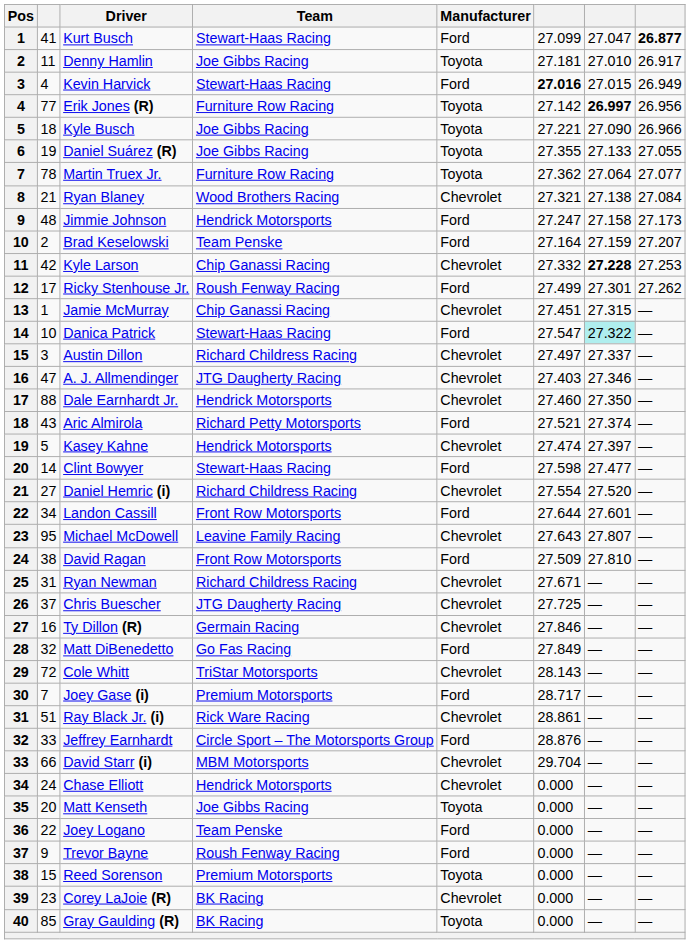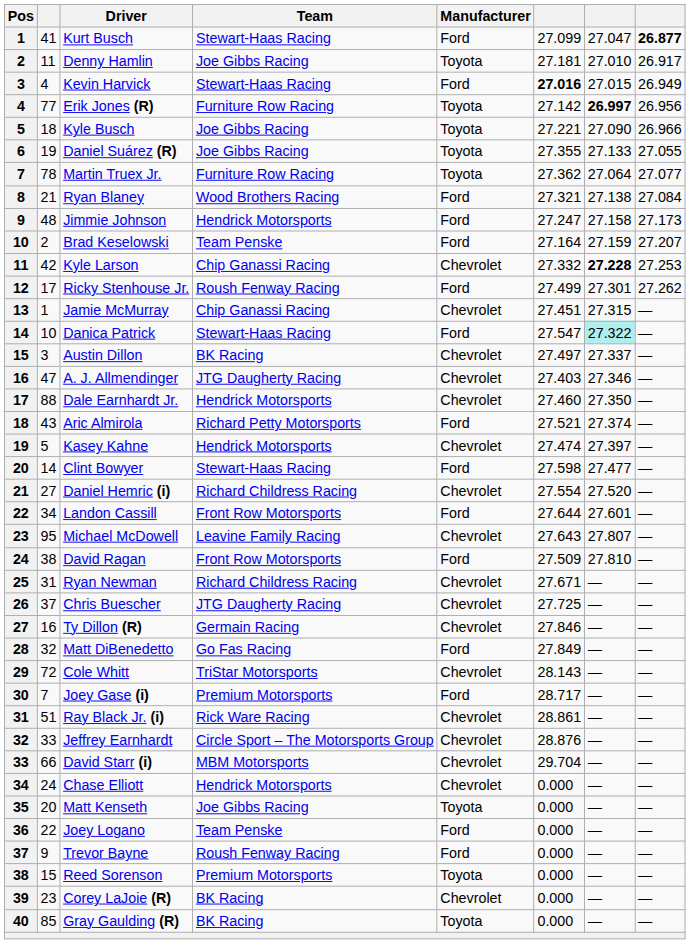(471, 197) Chevrolet -> (455, 197) Ford
(276, 355) Richard Childress Racing -> (230, 355) BK Racing
(455, 740) Ford -> (471, 740) Chevrolet
